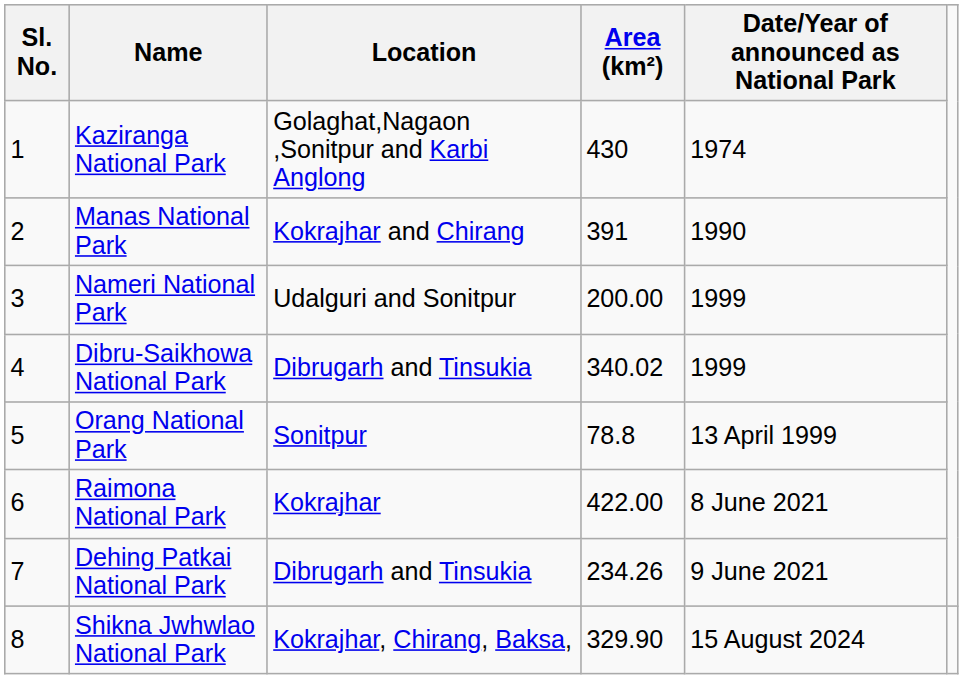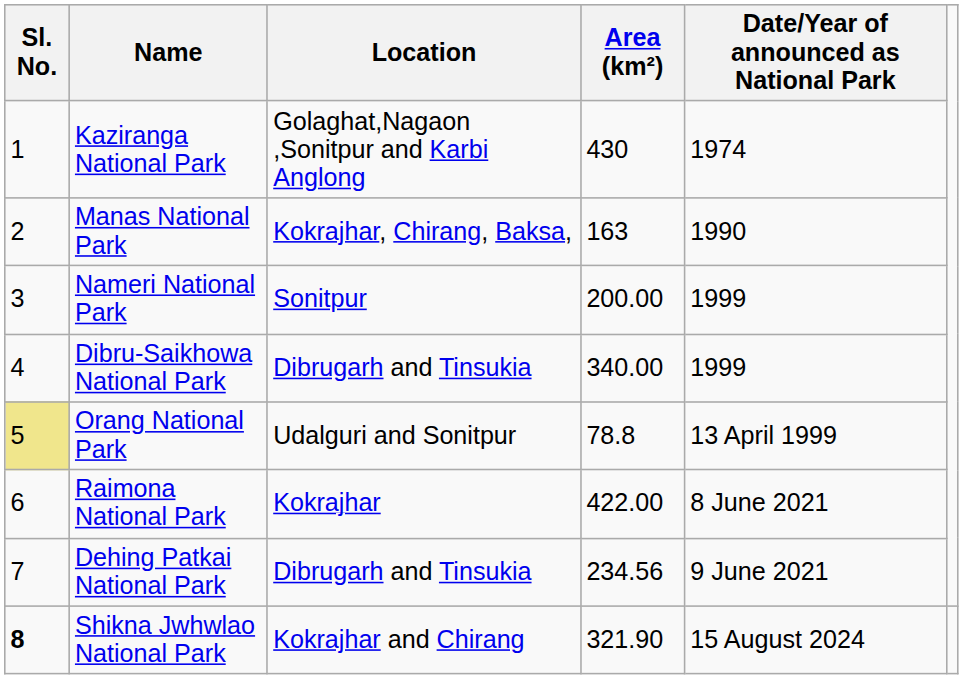(399, 231) Kokrajhar and Chirang -> (423, 231) Kokrajhar, Chirang, Baksa,
(607, 231) 391 -> (607, 231) 163
(395, 299) Udalguri and Sonitpur -> (320, 299) Sonitpur
(625, 367) 340.02 -> (625, 367) 340.00
(18, 435) no background -> (18, 435) khaki background
(320, 435) Sonitpur -> (395, 435) Udalguri and Sonitpur
(625, 571) 234.26 -> (625, 571) 234.56
(18, 639) normal -> (18, 639) bold
(423, 639) Kokrajhar, Chirang, Baksa, -> (399, 639) Kokrajhar and Chirang
(625, 639) 329.90 -> (625, 639) 321.90
